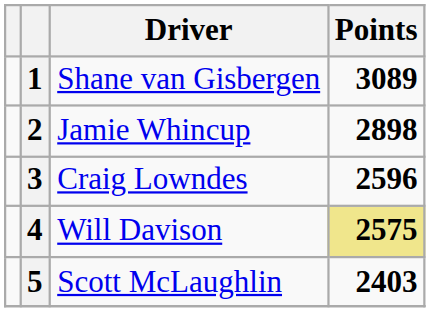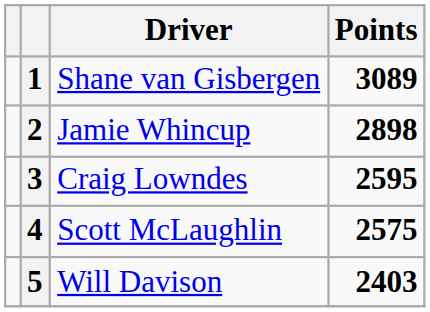(387, 180) 2596 -> (387, 180) 2595
(140, 230) Will Davison -> (170, 230) Scott McLaughlin
(387, 230) khaki background -> (387, 230) no background
(170, 281) Scott McLaughlin -> (140, 281) Will Davison
